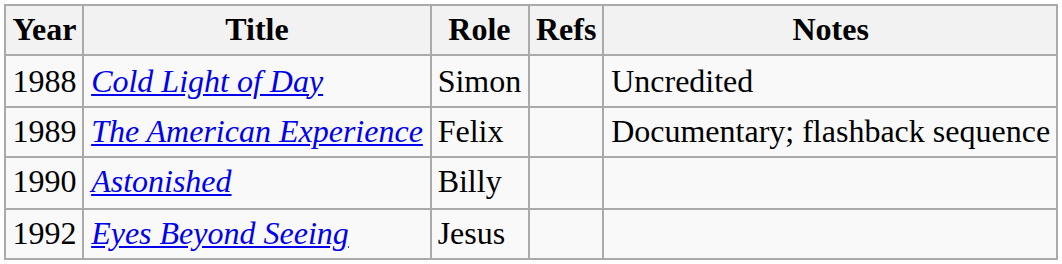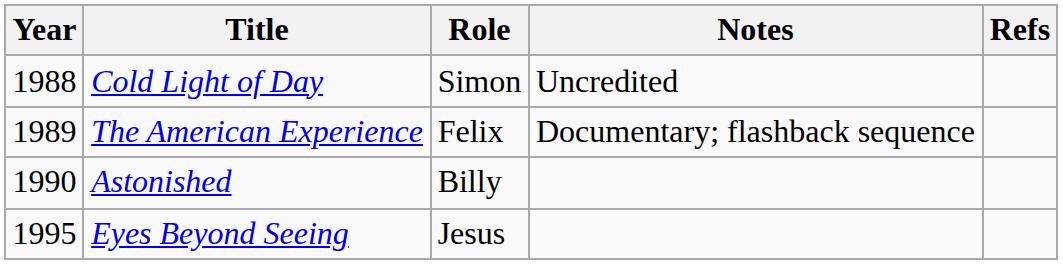columns swapped: (831, 29) <-> (566, 29)
(44, 232) 1992 -> (44, 232) 1995
